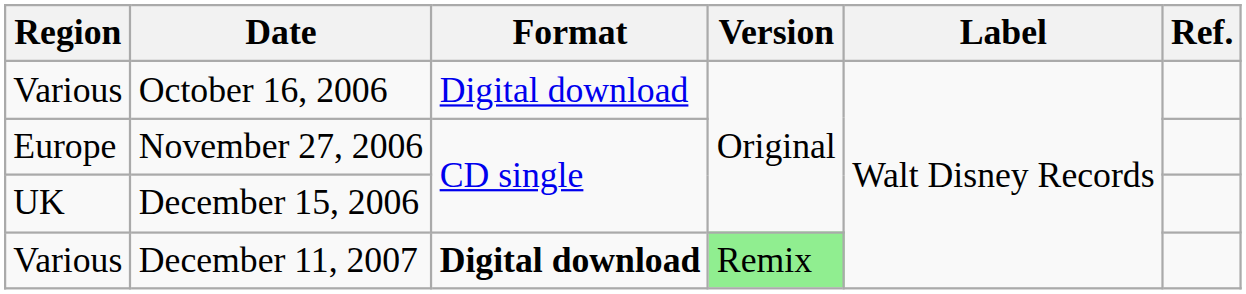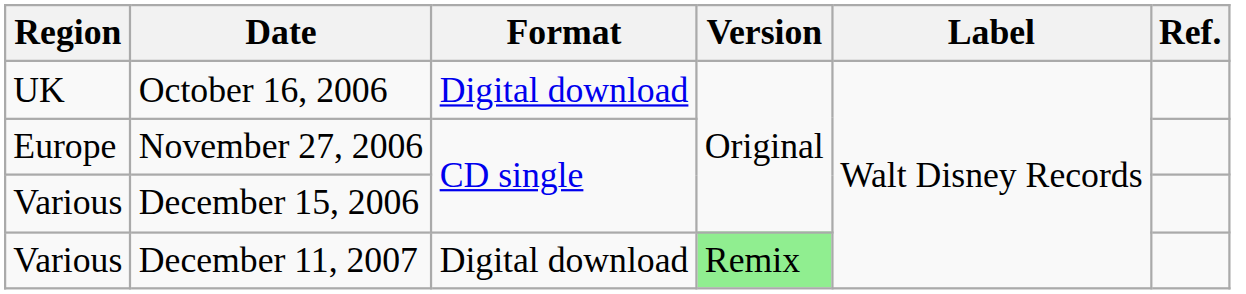(68, 89) Various -> (39, 89) UK
(39, 202) UK -> (68, 202) Various
(570, 259) bold -> (564, 259) normal
